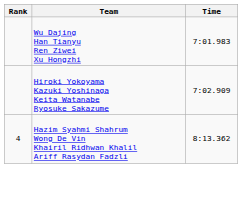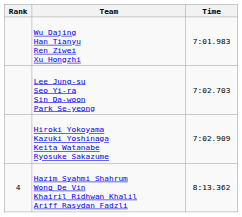+ row: (64, 95)
